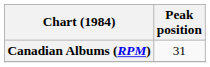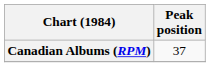(179, 51) 31 -> (179, 51) 37
